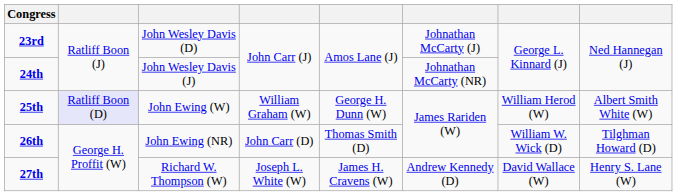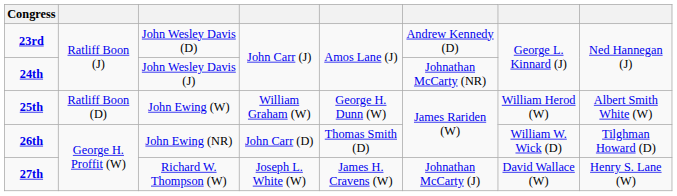(450, 40) Johnathan McCarty (J) -> (450, 40) Andrew Kennedy (D)
(98, 107) lavender background -> (98, 107) no background
(450, 174) Andrew Kennedy (D) -> (450, 174) Johnathan McCarty (J)
